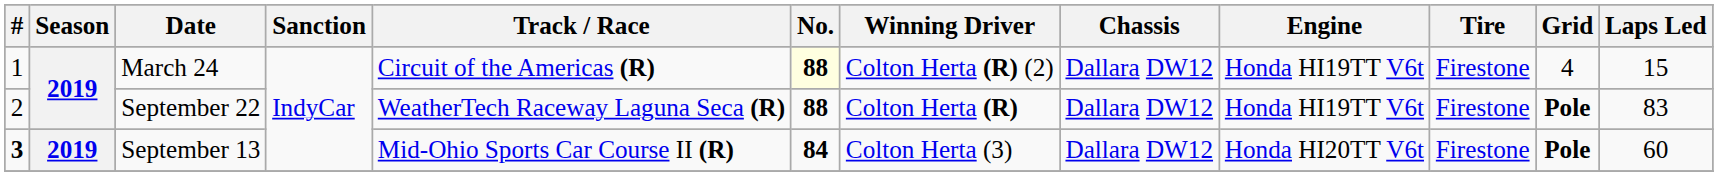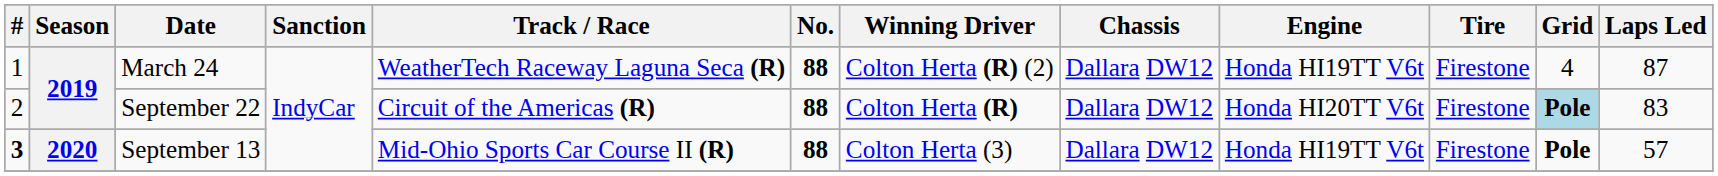(516, 67) Circuit of the Americas (R) -> (581, 67) WeatherTech Raceway Laguna Seca (R)
(815, 67) lightyellow background -> (815, 67) no background
(1656, 67) 15 -> (1656, 67) 87
(581, 108) WeatherTech Raceway Laguna Seca (R) -> (516, 108) Circuit of the Americas (R)
(1324, 108) Honda HI19TT V6t -> (1324, 108) Honda HI20TT V6t
(1567, 108) no background -> (1567, 108) lightblue background
(72, 150) 2019 -> (72, 150) 2020
(815, 150) 84 -> (815, 150) 88
(1324, 150) Honda HI20TT V6t -> (1324, 150) Honda HI19TT V6t
(1656, 150) 60 -> (1656, 150) 57
